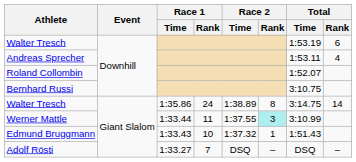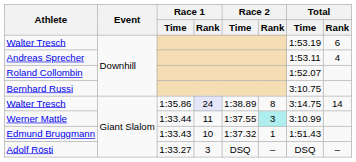(208, 104) no background -> (208, 104) lavender background
(208, 150) 7 -> (208, 150) 3
